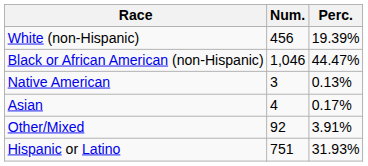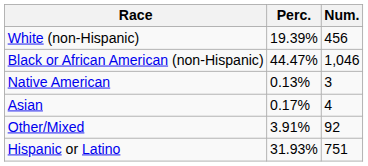columns swapped: (288, 15) <-> (336, 15)
